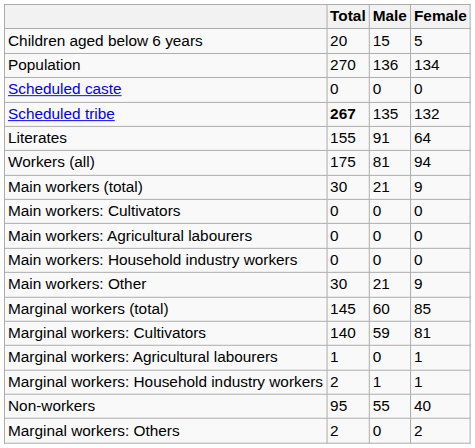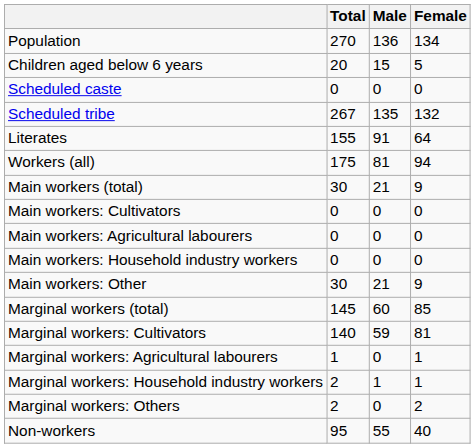rows swapped: (44, 65) <-> (105, 41)
(343, 114) bold -> (343, 114) normal
rows swapped: (94, 430) <-> (52, 406)
